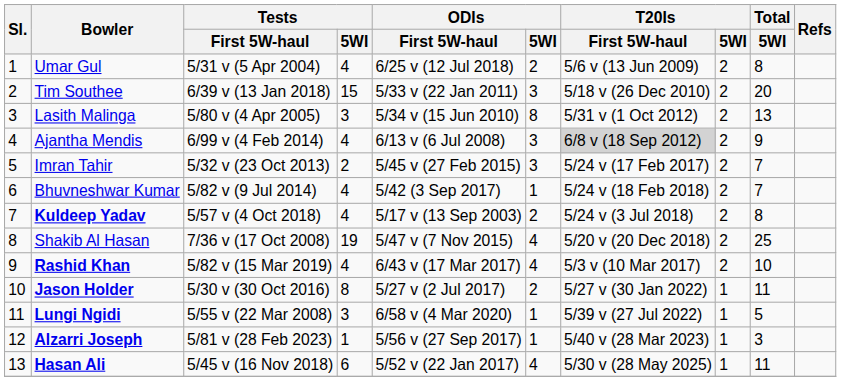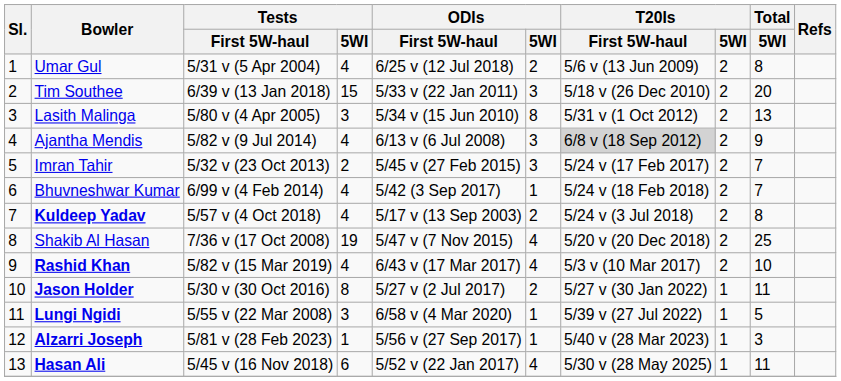(255, 141) 6/99 v (4 Feb 2014) -> (252, 141) 5/82 v (9 Jul 2014)
(252, 191) 5/82 v (9 Jul 2014) -> (255, 191) 6/99 v (4 Feb 2014)
